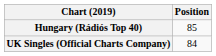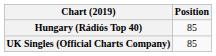(192, 43) 84 -> (192, 43) 85
